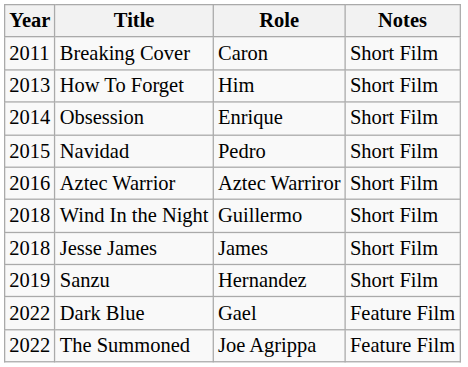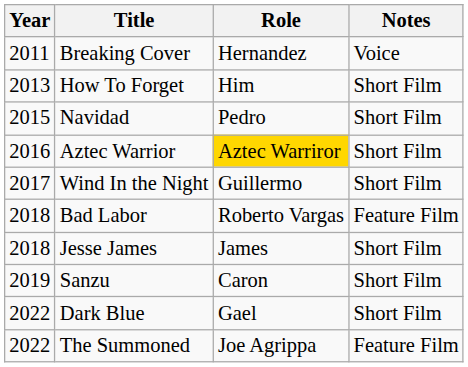(243, 53) Caron -> (262, 53) Hernandez
(394, 53) Short Film -> (377, 53) Voice
- row: (102, 118)
(279, 183) no background -> (279, 150) gold background
(30, 215) 2018 -> (30, 183) 2017
+ row: (103, 215)
(262, 280) Hernandez -> (243, 280) Caron
(403, 313) Feature Film -> (398, 313) Short Film
